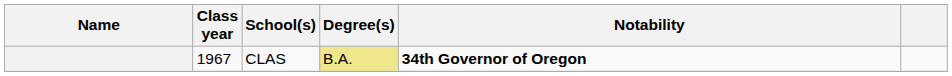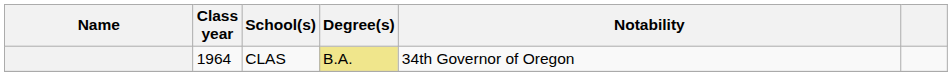(214, 58) 1967 -> (214, 58) 1964
(494, 58) bold -> (488, 58) normal
